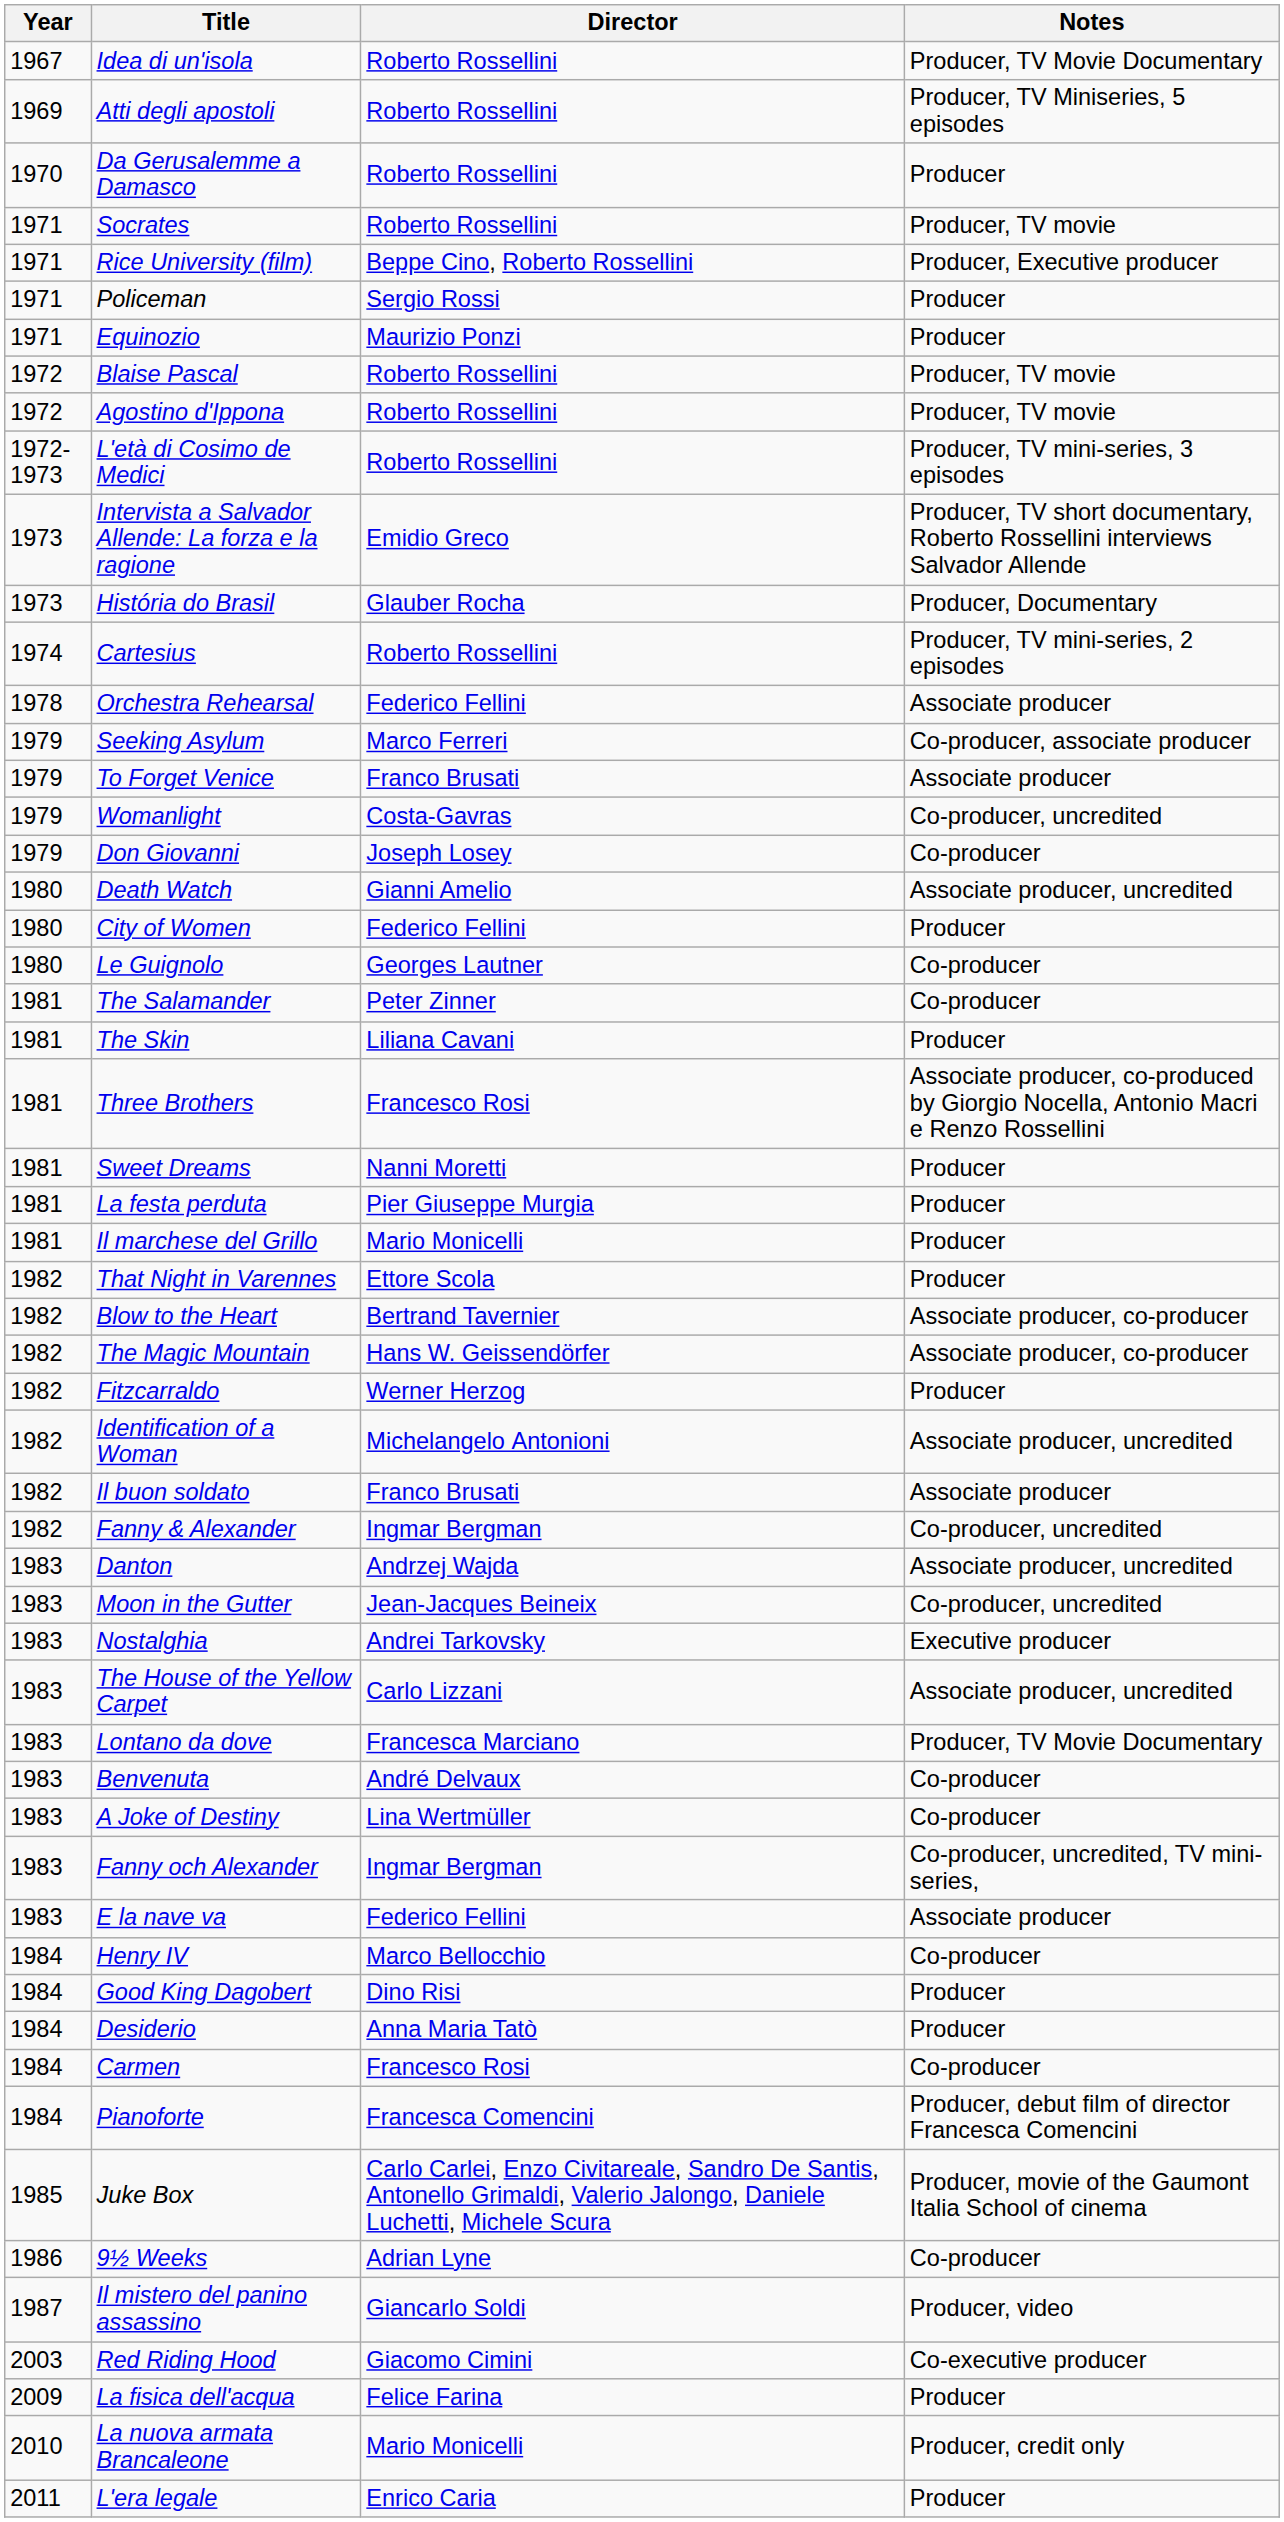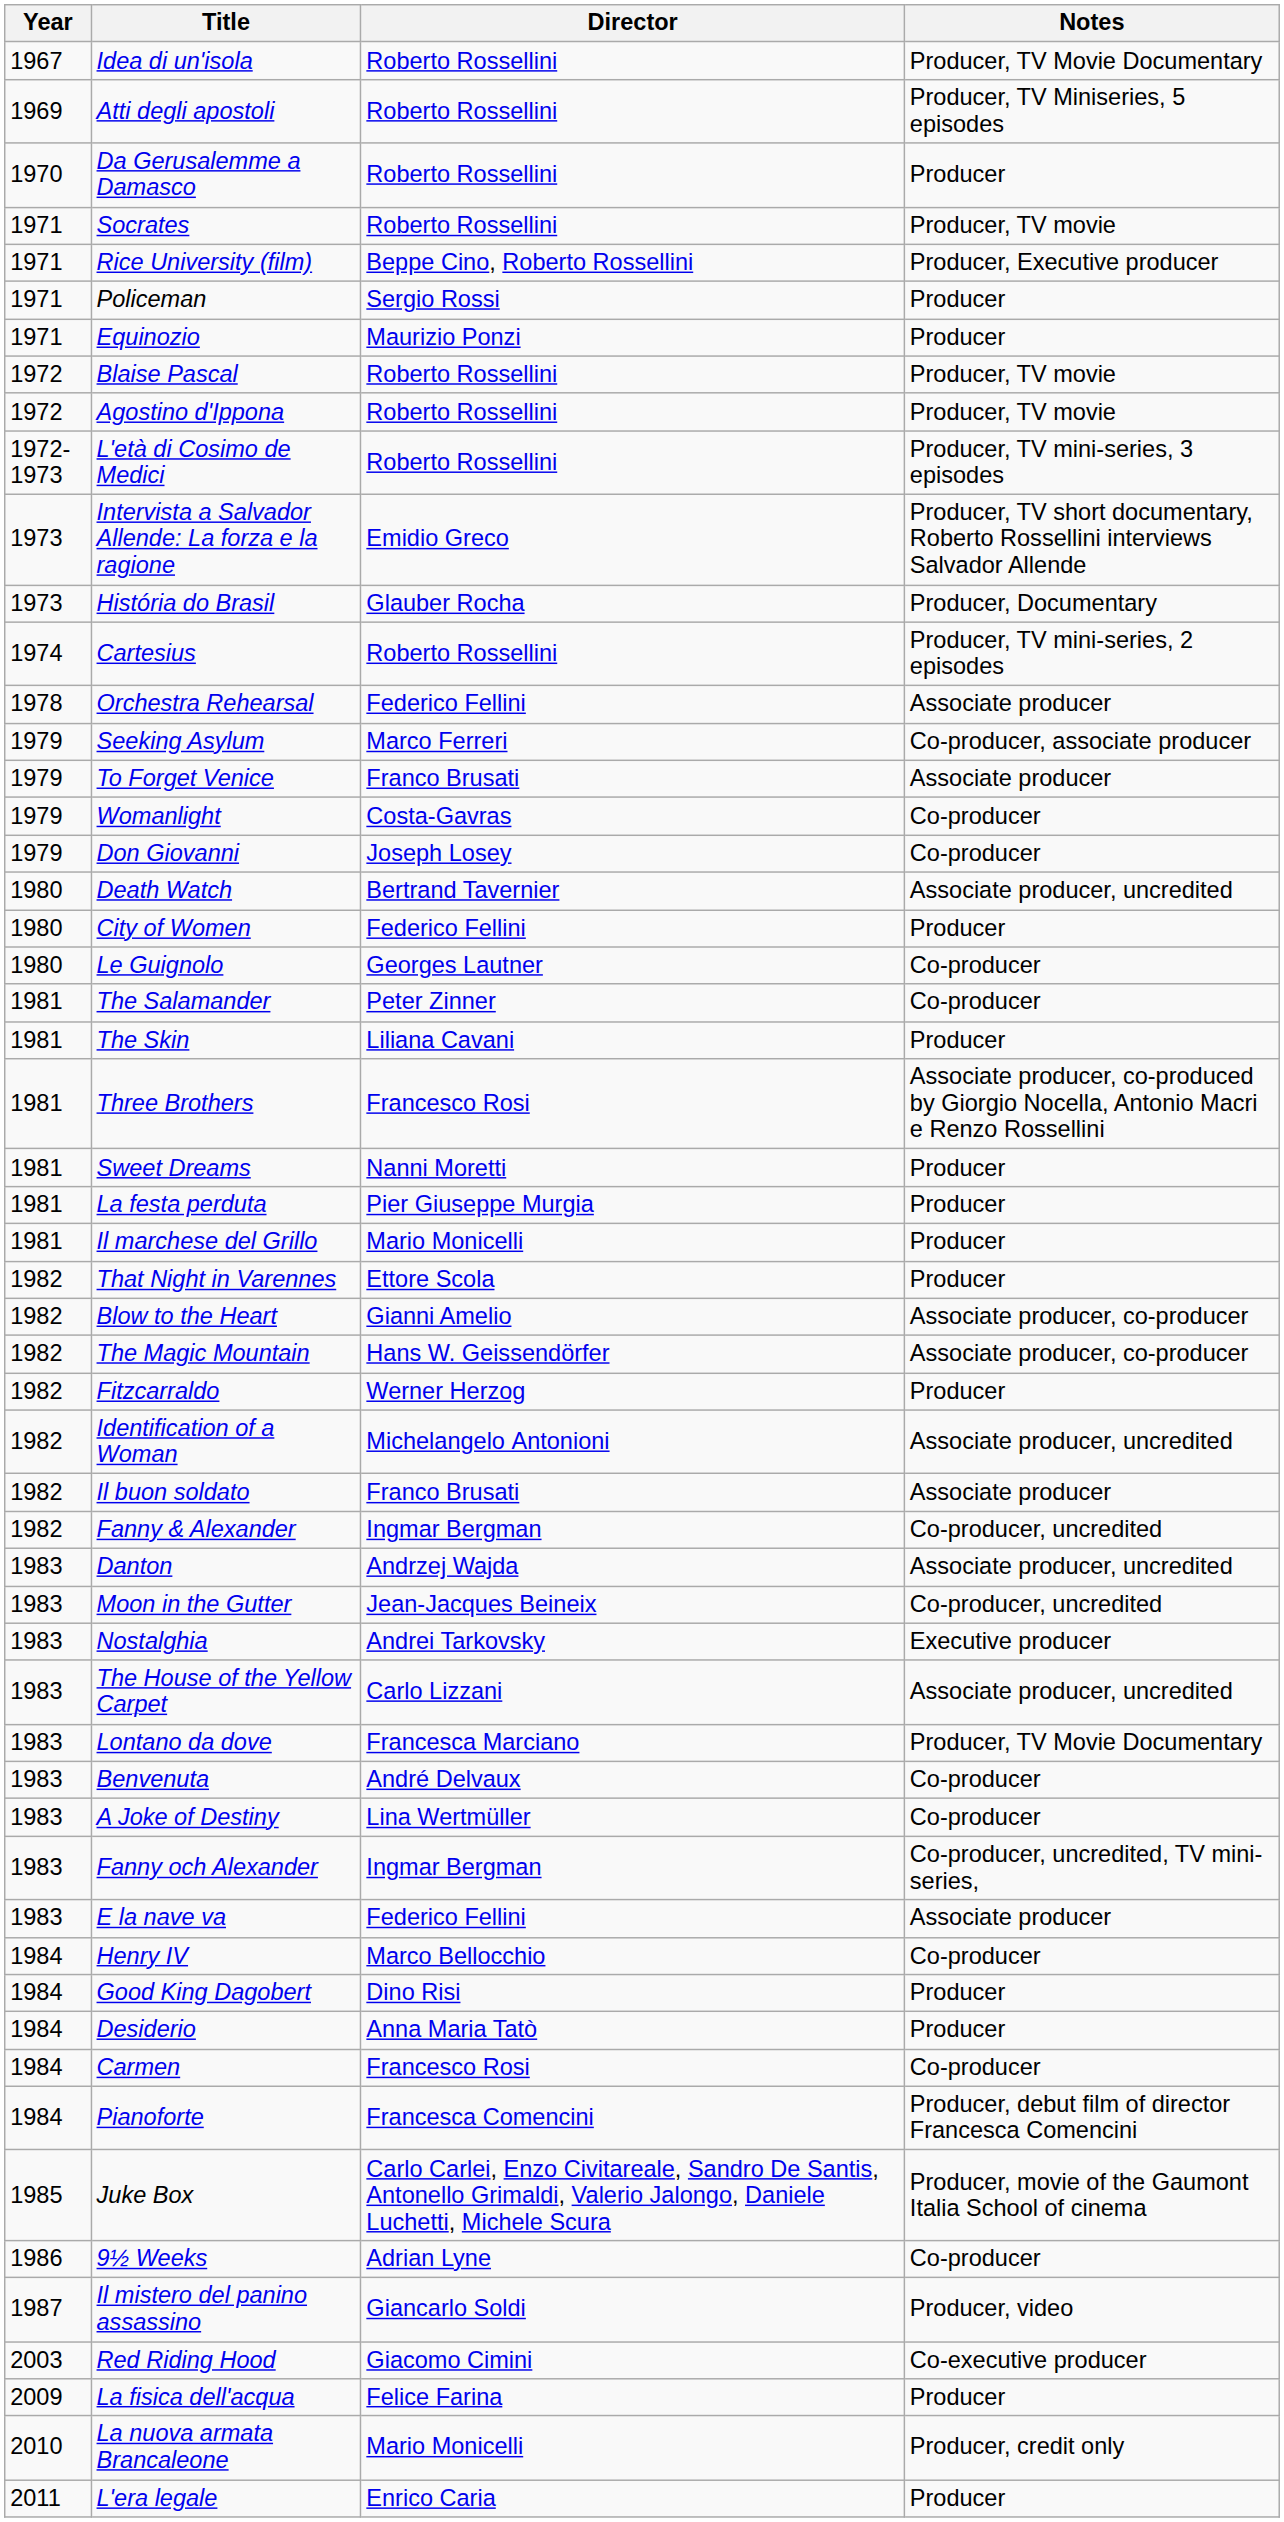(1036, 816) Co-producer, uncredited -> (975, 816) Co-producer
(439, 890) Gianni Amelio -> (463, 890) Bertrand Tavernier
(463, 1316) Bertrand Tavernier -> (439, 1316) Gianni Amelio
